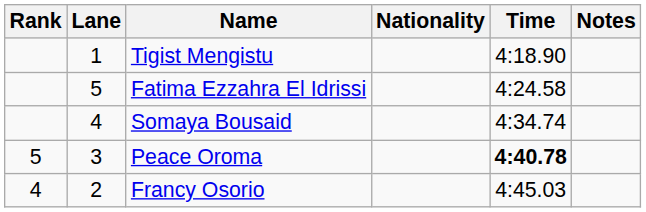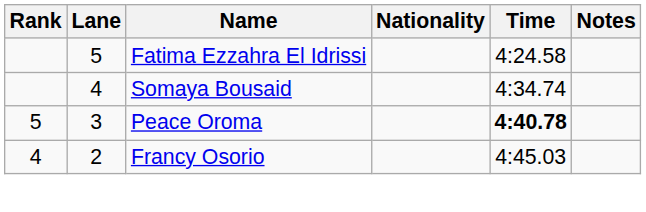- row: (202, 55)
